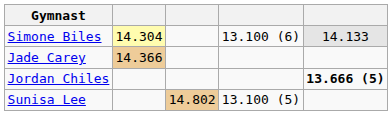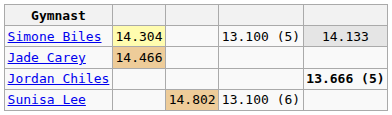(261, 36) 13.100 (6) -> (261, 36) 13.100 (5)
(139, 57) 14.366 -> (139, 57) 14.466
(261, 100) 13.100 (5) -> (261, 100) 13.100 (6)
